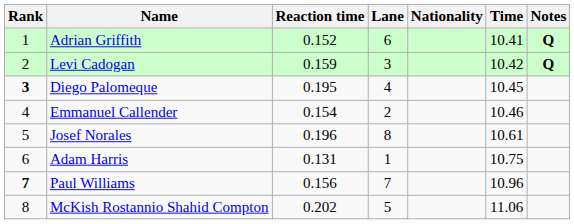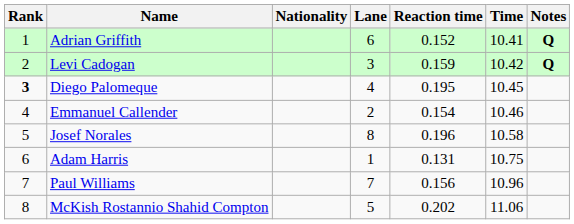columns swapped: (447, 16) <-> (320, 16)
(507, 135) 10.61 -> (507, 135) 10.58
(25, 183) bold -> (25, 183) normal
